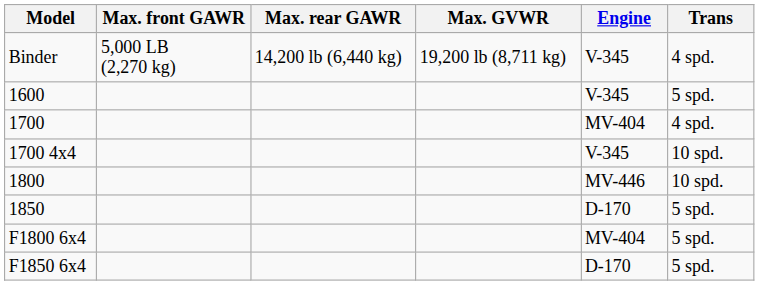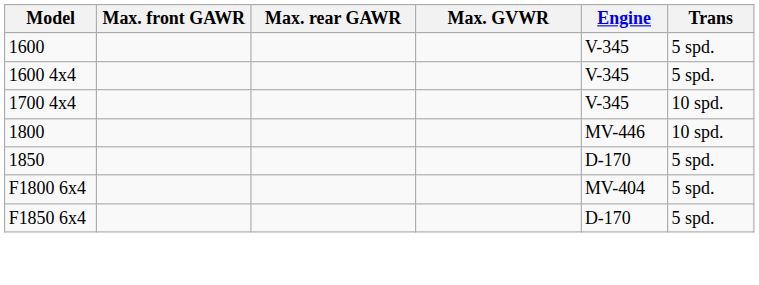- row: (33, 57)
+ row: (42, 75)
- row: (27, 124)
